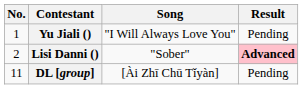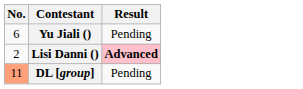- column: (170, 14)
(16, 34) 1 -> (16, 34) 6
(16, 73) no background -> (16, 73) lightsalmon background
